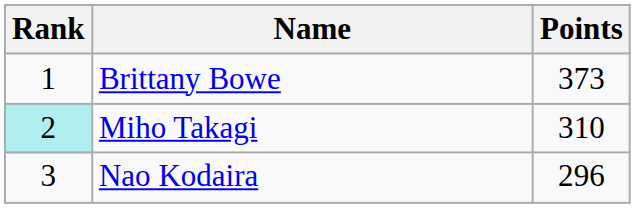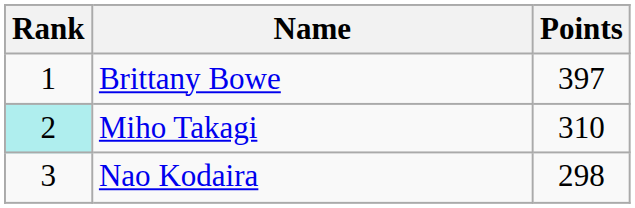(581, 78) 373 -> (581, 78) 397
(581, 176) 296 -> (581, 176) 298
